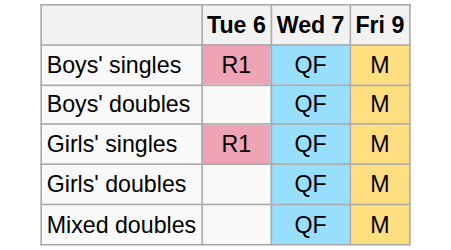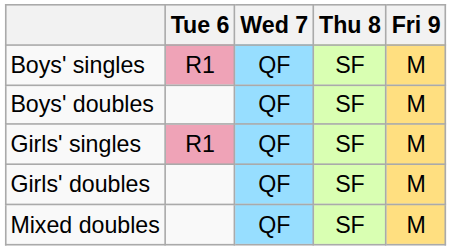+ column: (350, 25)
